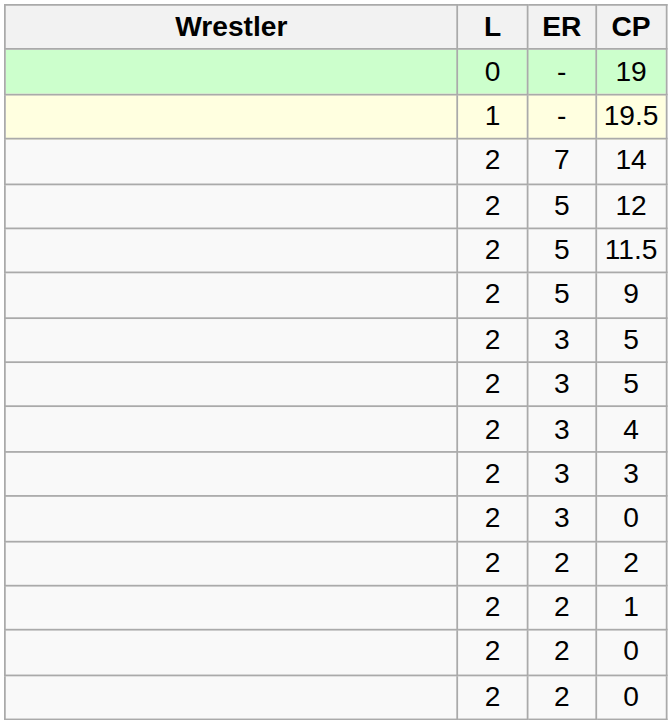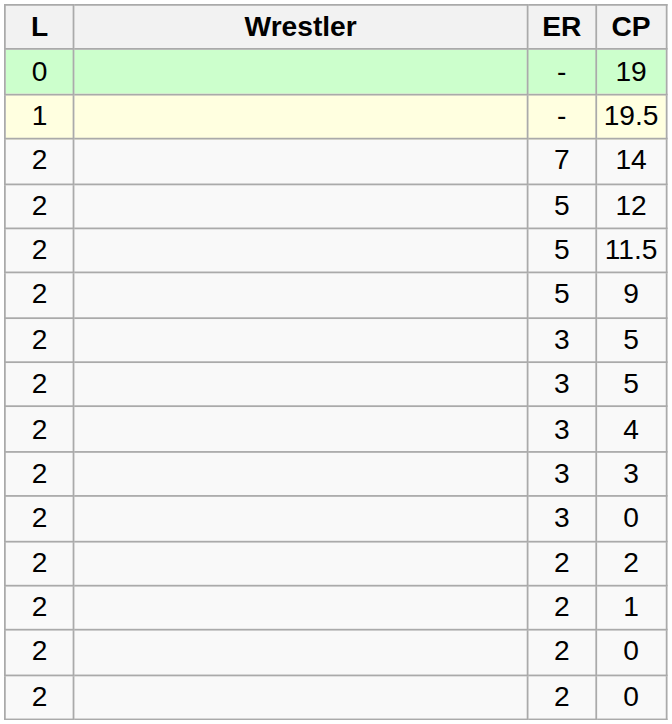columns swapped: (231, 26) <-> (493, 26)
